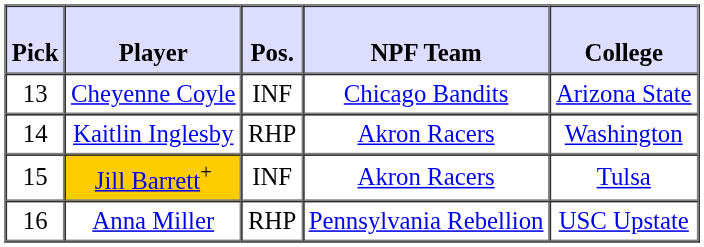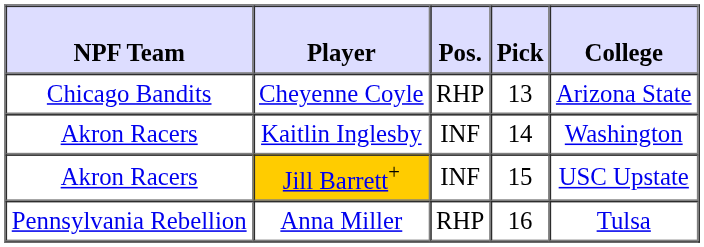columns swapped: (35, 53) <-> (426, 53)
(272, 93) INF -> (460, 93) RHP
(272, 133) RHP -> (460, 133) INF
(624, 177) Tulsa -> (624, 177) USC Upstate
(624, 221) USC Upstate -> (624, 221) Tulsa
